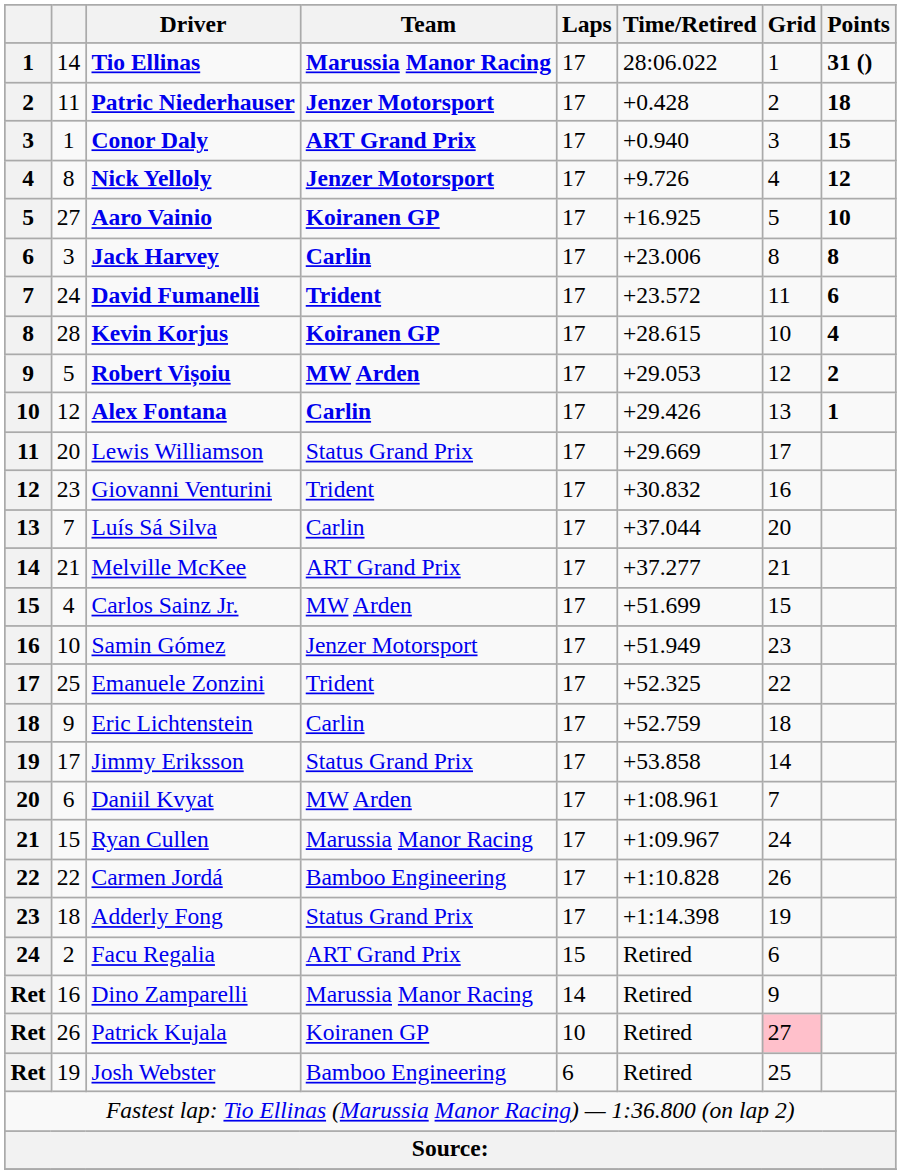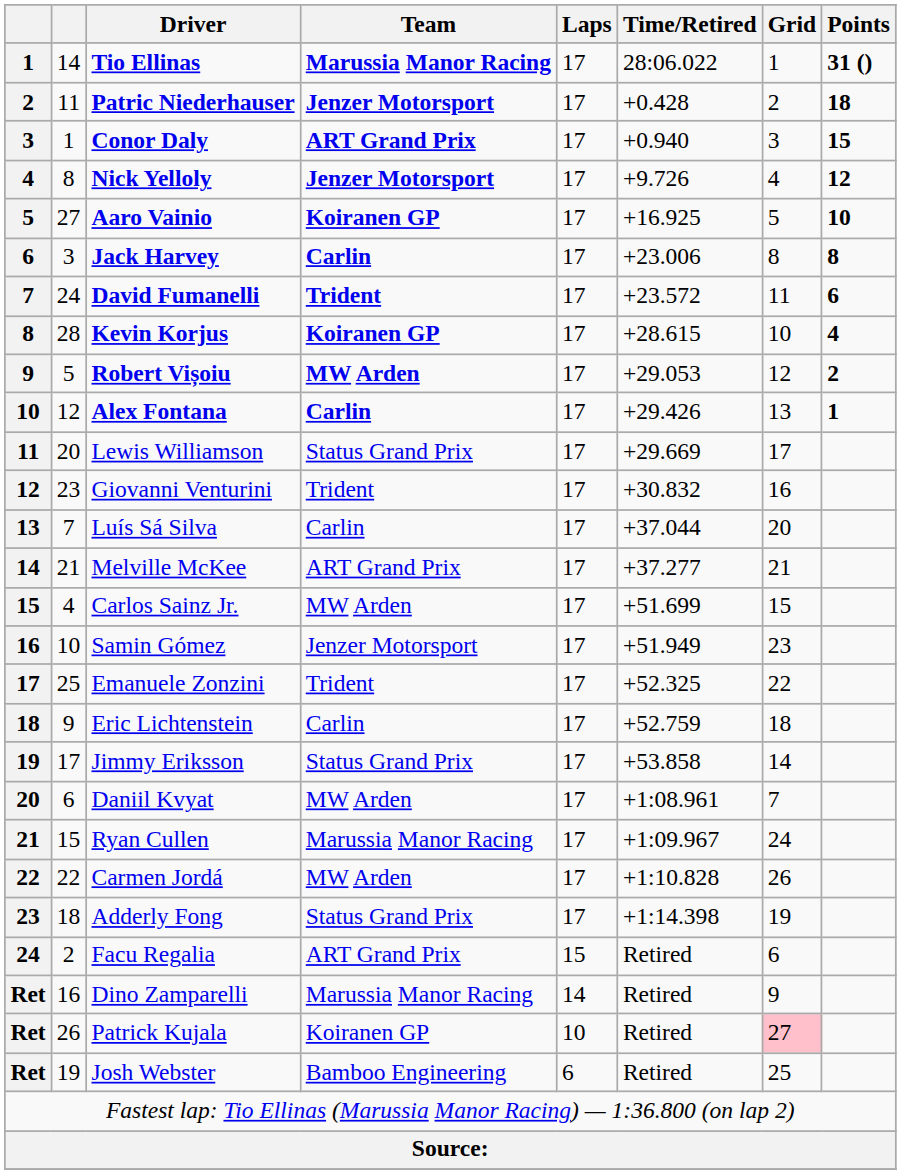(406, 877) Bamboo Engineering -> (359, 877) MW Arden
